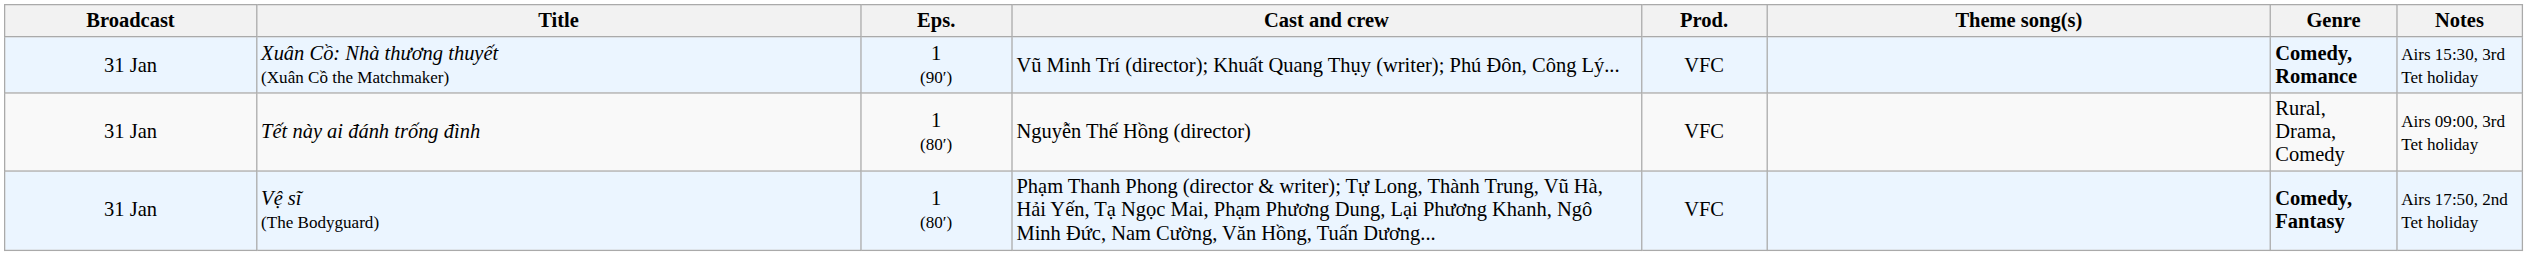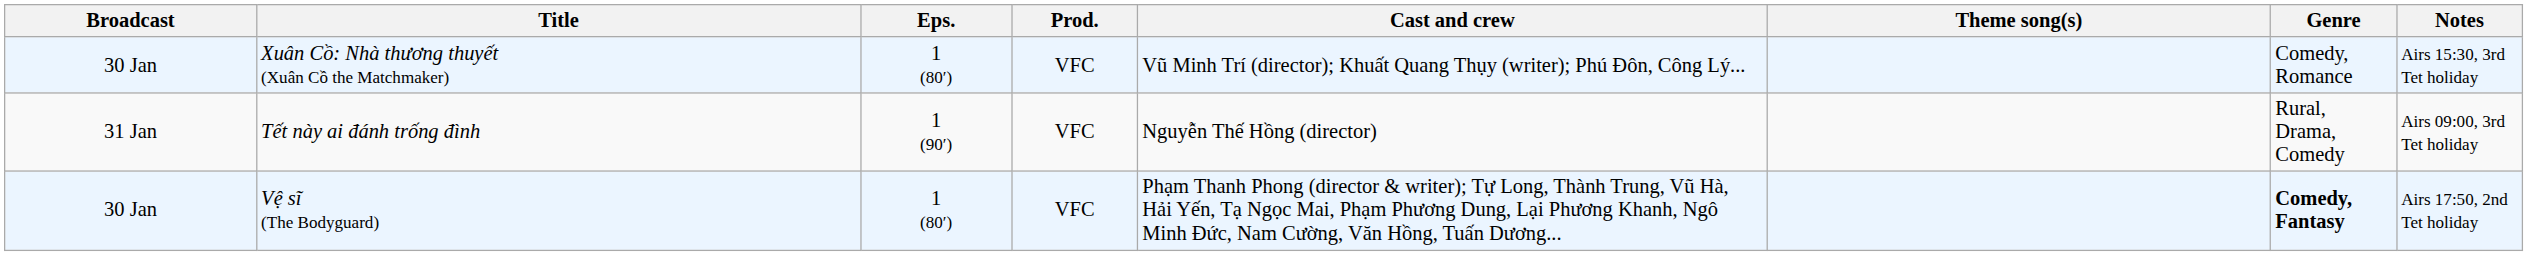columns swapped: (1704, 20) <-> (1326, 20)
(131, 64) 31 Jan -> (131, 64) 30 Jan
(936, 64) 1 (90′) -> (936, 64) 1 (80′)
(2316, 64) bold -> (2314, 64) normal
(936, 131) 1 (80′) -> (936, 131) 1 (90′)
(131, 210) 31 Jan -> (131, 210) 30 Jan
